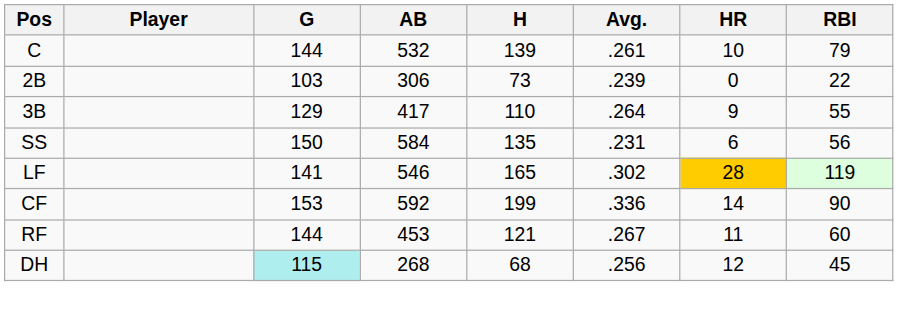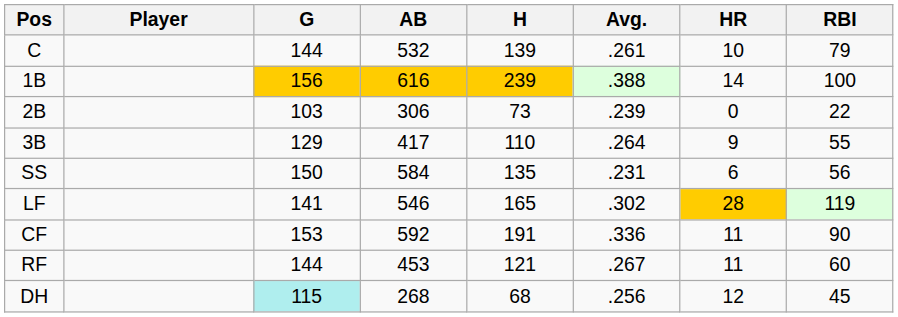+ row: (34, 81)
(520, 204) 199 -> (520, 234) 191
(733, 204) 14 -> (733, 234) 11
